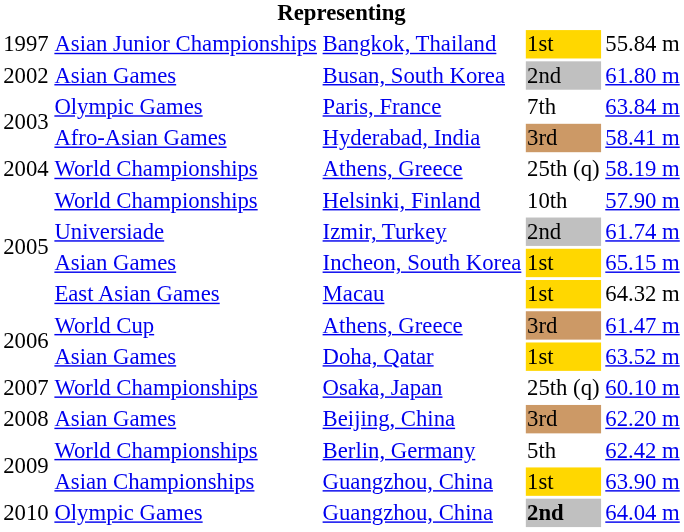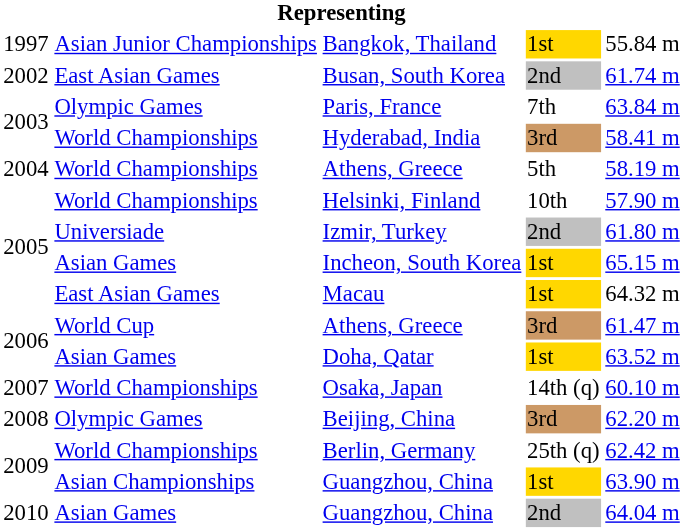(115, 75) Asian Games -> (137, 75) East Asian Games
(643, 75) 61.80 m -> (643, 75) 61.74 m
(141, 137) Afro-Asian Games -> (156, 137) World Championships
(563, 169) 25th (q) -> (542, 169) 5th
(643, 231) 61.74 m -> (643, 231) 61.80 m
(563, 387) 25th (q) -> (563, 387) 14th (q)
(115, 418) Asian Games -> (129, 418) Olympic Games
(542, 450) 5th -> (563, 450) 25th (q)
(129, 512) Olympic Games -> (115, 512) Asian Games
(545, 512) bold -> (544, 512) normal
